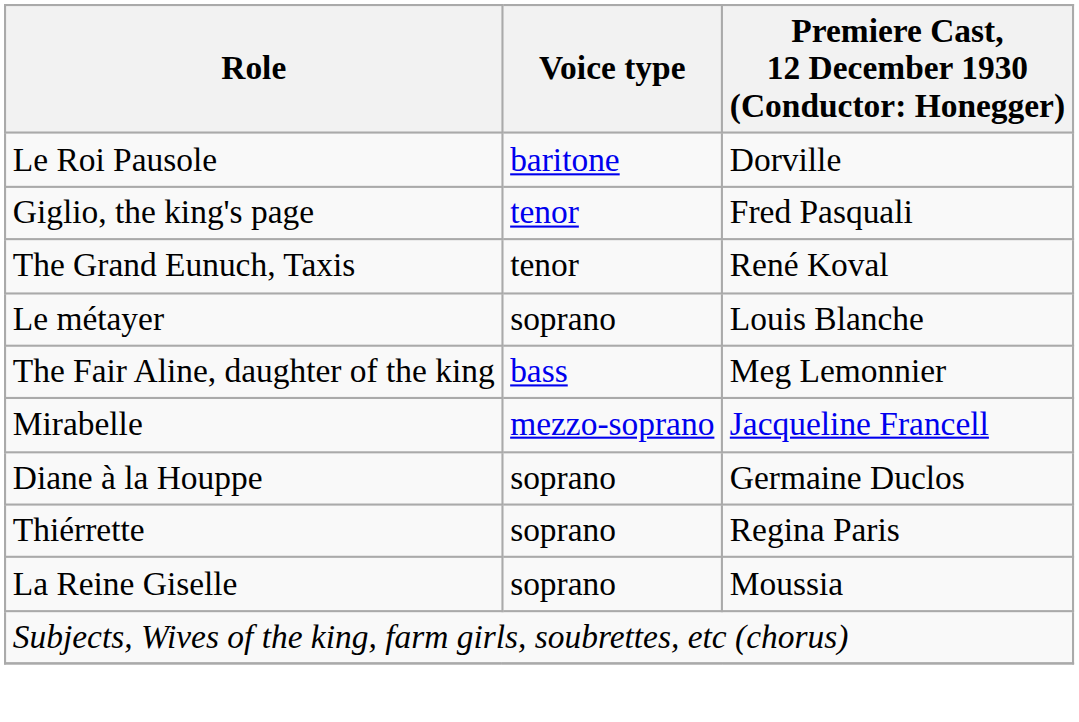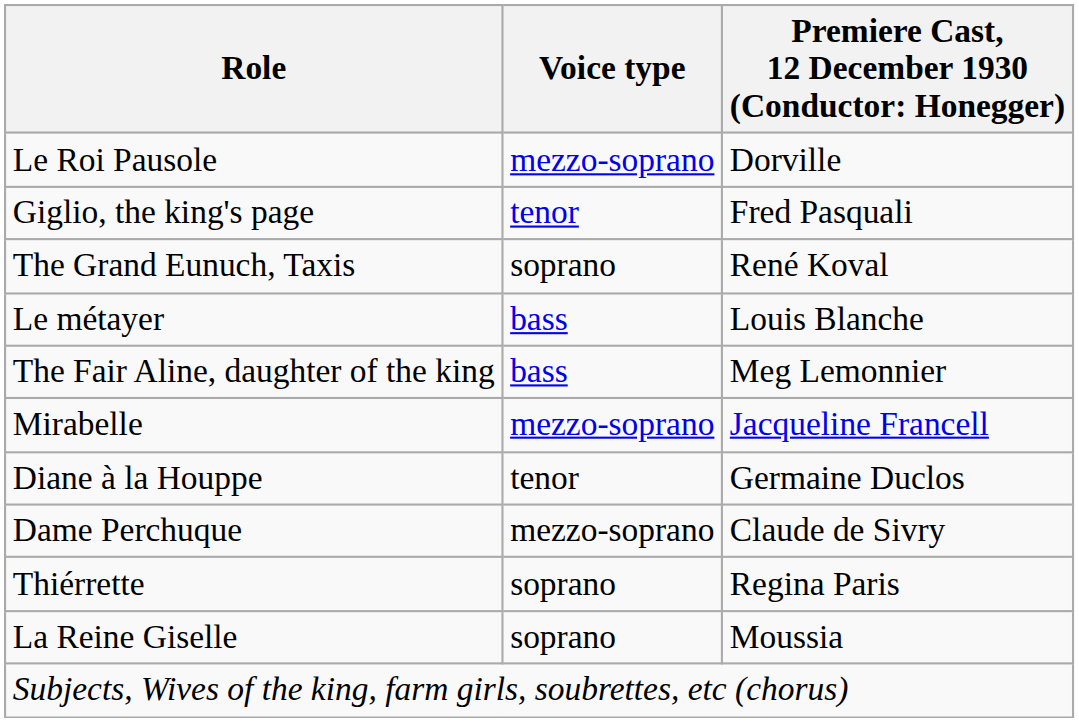(565, 159) baritone -> (612, 159) mezzo-soprano
(544, 265) tenor -> (563, 265) soprano
(563, 318) soprano -> (539, 318) bass
(563, 477) soprano -> (544, 477) tenor
+ row: (127, 530)
